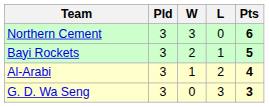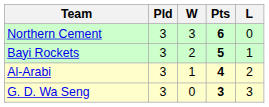columns swapped: (221, 14) <-> (249, 14)
